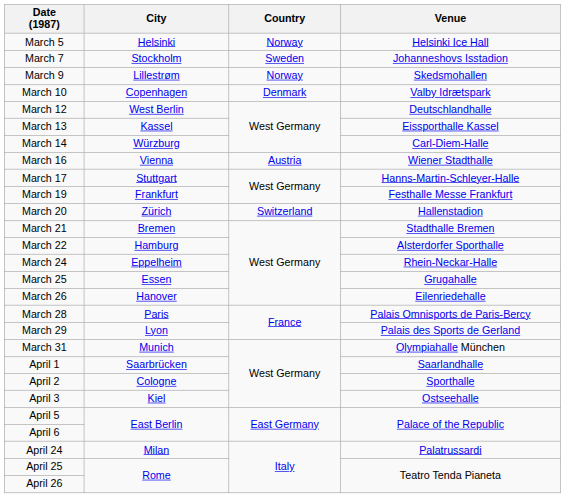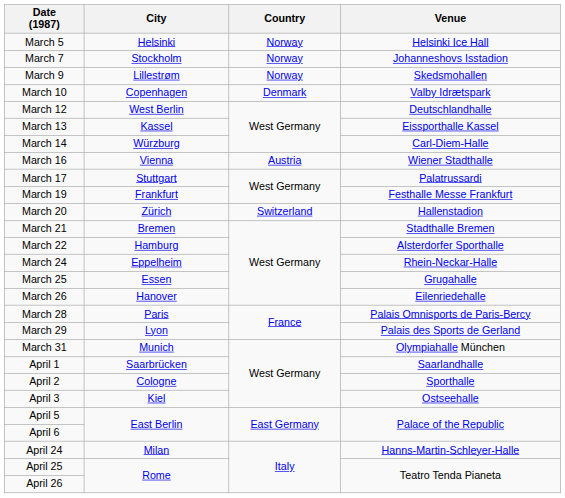(285, 59) Sweden -> (285, 59) Norway
(450, 178) Hanns-Martin-Schleyer-Halle -> (450, 178) Palatrussardi
(450, 450) Palatrussardi -> (450, 450) Hanns-Martin-Schleyer-Halle
